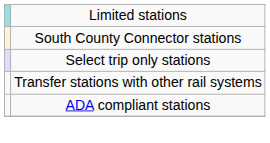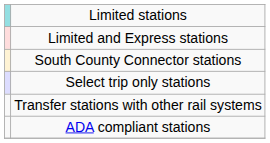+ row: (138, 37)
